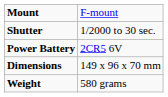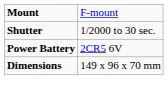- row: (24, 83)
